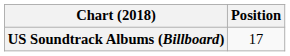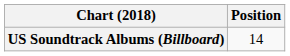(256, 39) 17 -> (256, 39) 14
